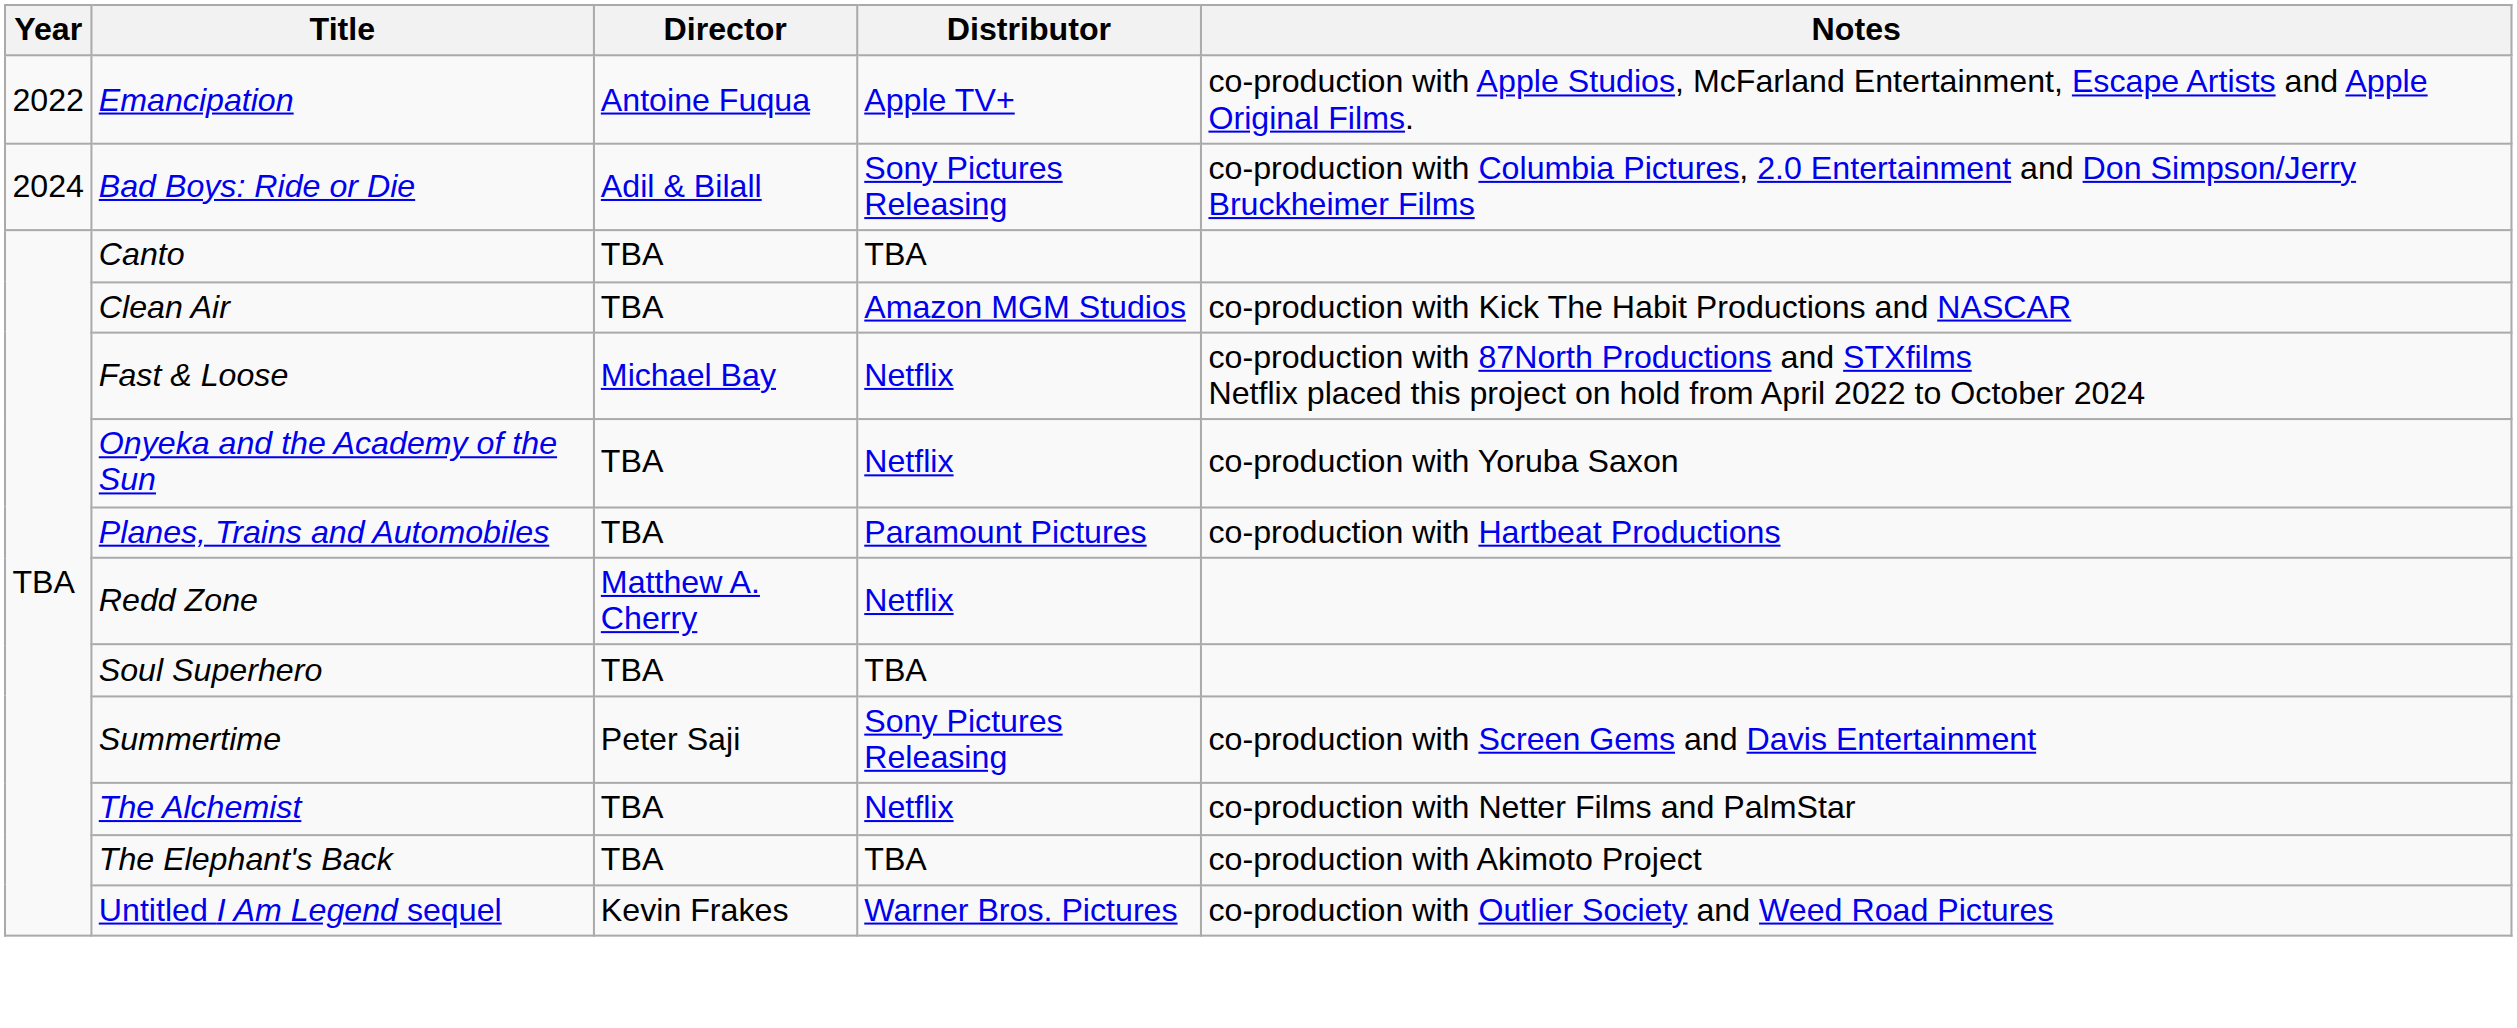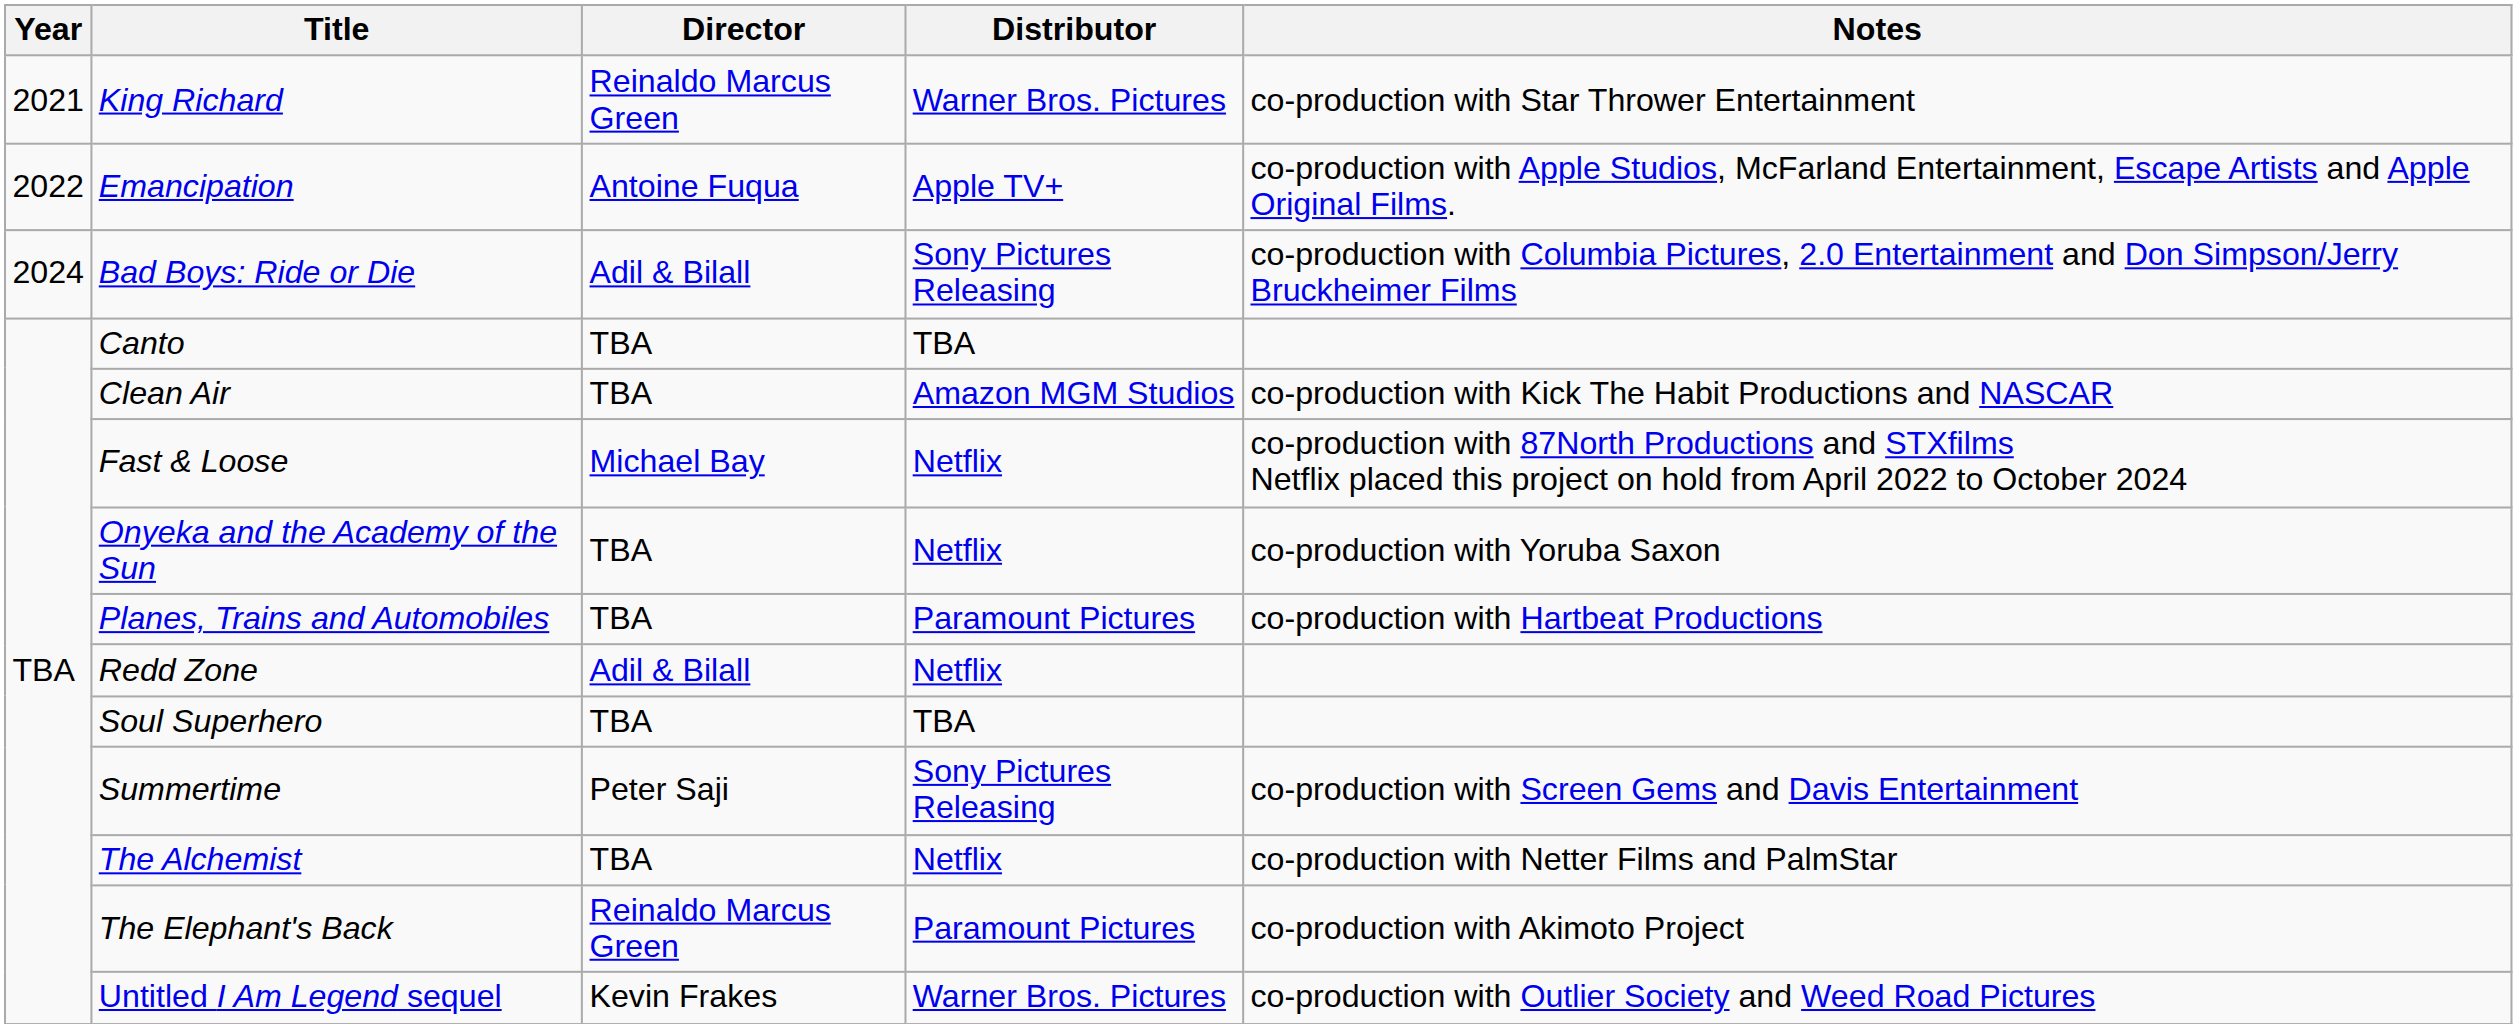+ row: (191, 99)
(680, 600) Matthew A. Cherry -> (670, 669) Adil & Bilall
(632, 859) TBA -> (710, 928) Reinaldo Marcus Green
(896, 859) TBA -> (1054, 928) Paramount Pictures
